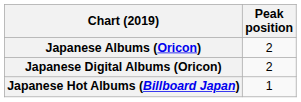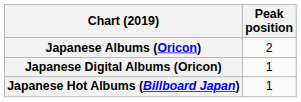(269, 67) 2 -> (269, 67) 1
